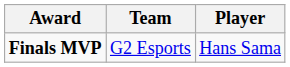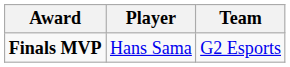columns swapped: (240, 18) <-> (150, 18)
